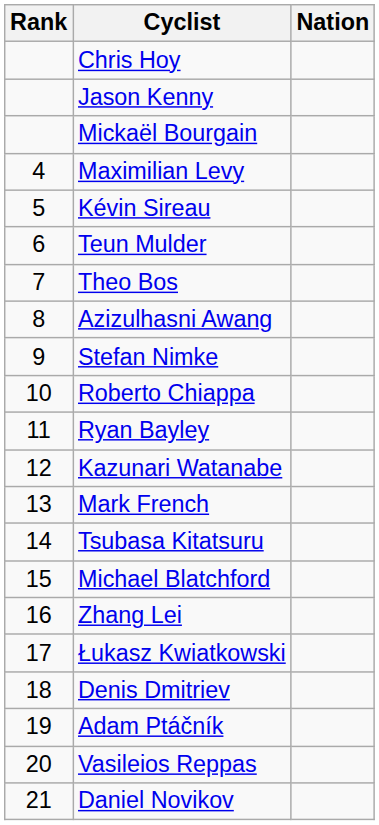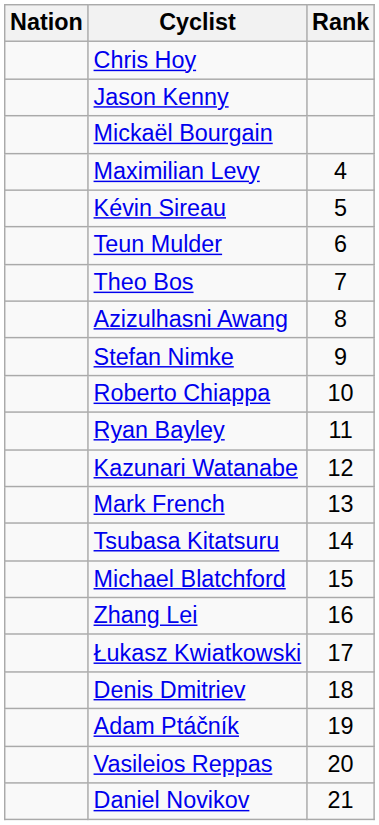columns swapped: (39, 23) <-> (333, 23)
